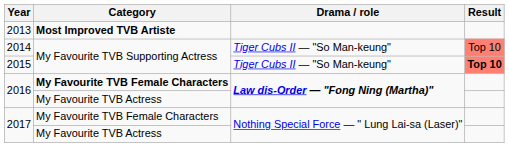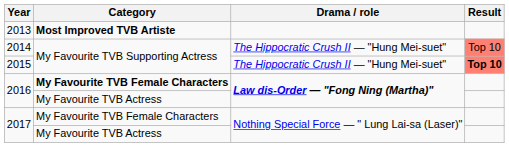(312, 47) Tiger Cubs II — "So Man-keung" -> (340, 47) The Hippocratic Crush II — "Hung Mei-suet"
(312, 64) Tiger Cubs II — "So Man-keung" -> (340, 64) The Hippocratic Crush II — "Hung Mei-suet"
